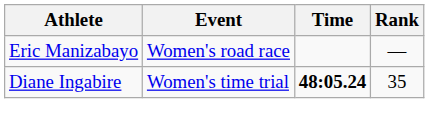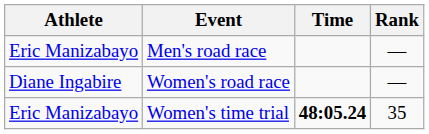+ row: (207, 51)
(74, 51) Eric Manizabayo -> (65, 82) Diane Ingabire
(65, 82) Diane Ingabire -> (74, 113) Eric Manizabayo
